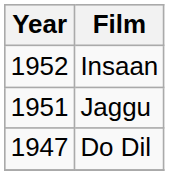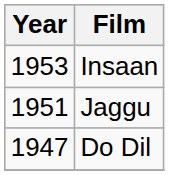(40, 66) 1952 -> (40, 66) 1953
